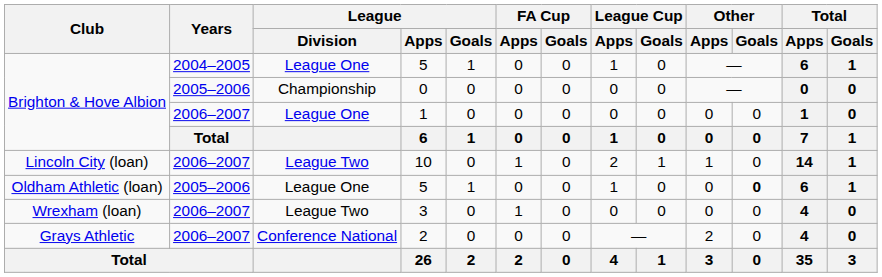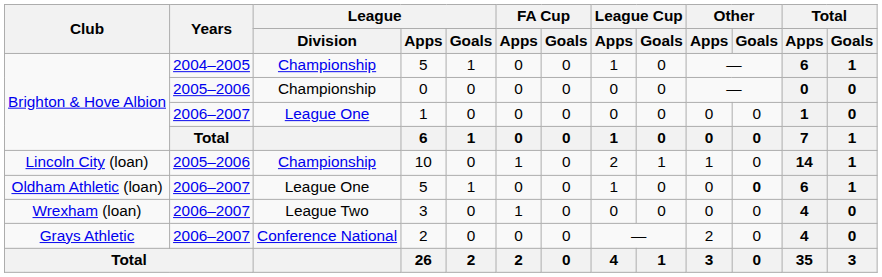(327, 65) League One -> (327, 65) Championship
(212, 162) 2006–2007 -> (212, 162) 2005–2006
(327, 162) League Two -> (327, 162) Championship
(212, 187) 2005–2006 -> (212, 187) 2006–2007
